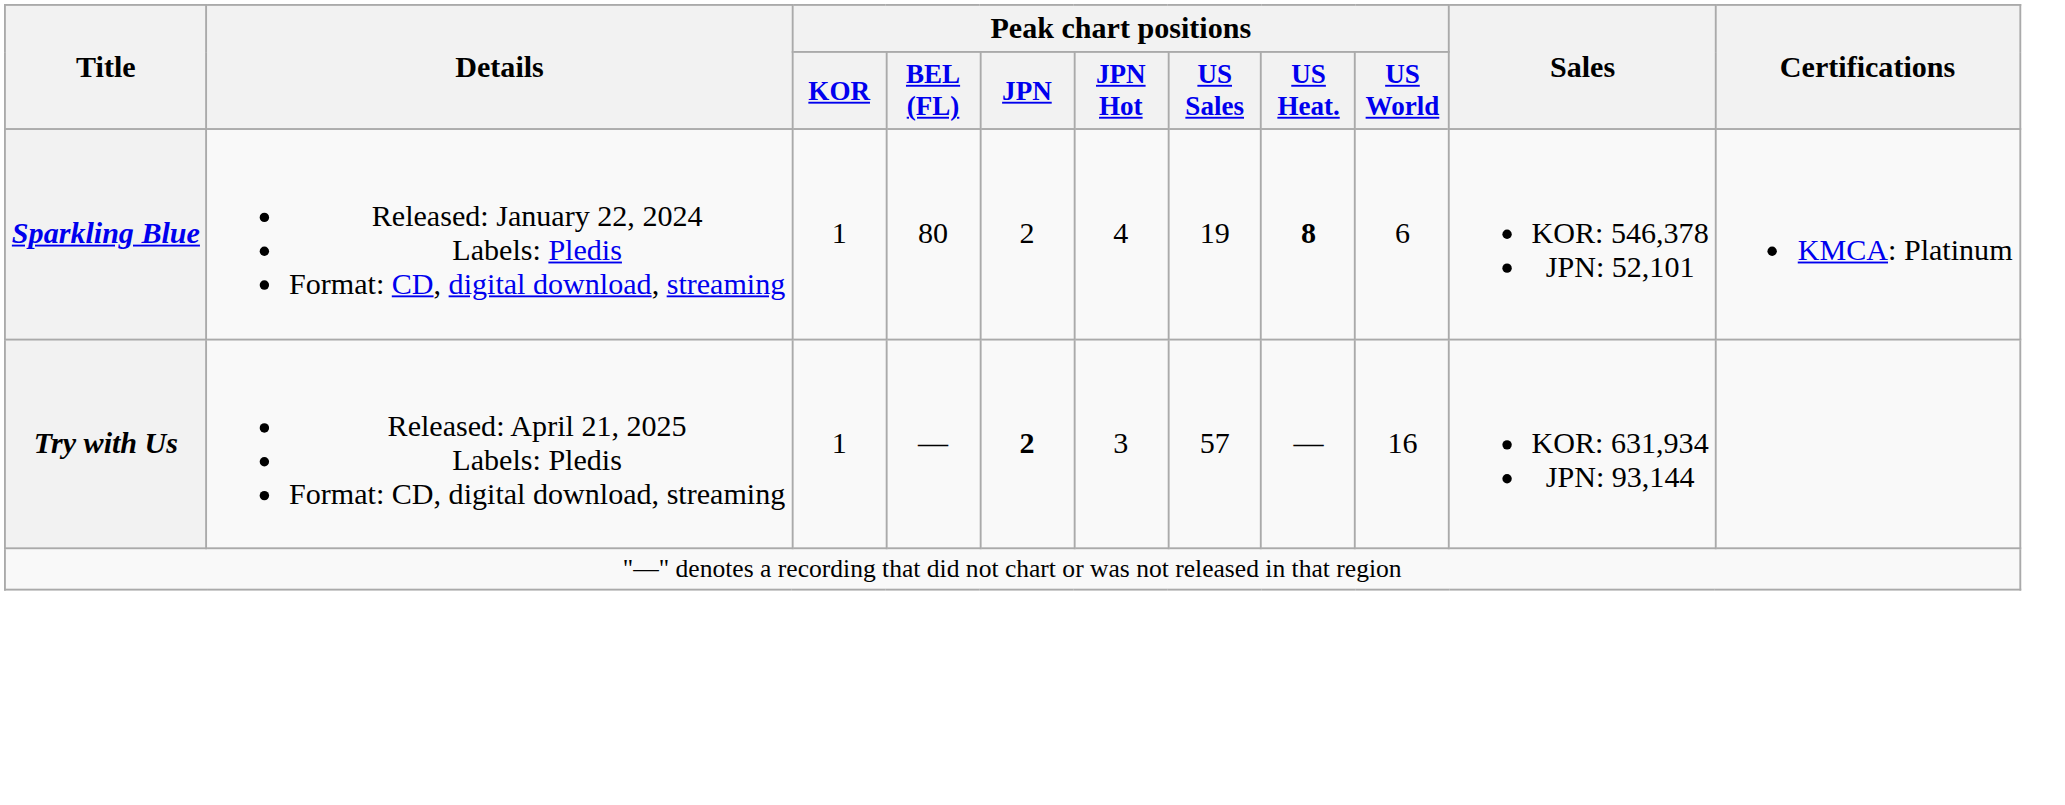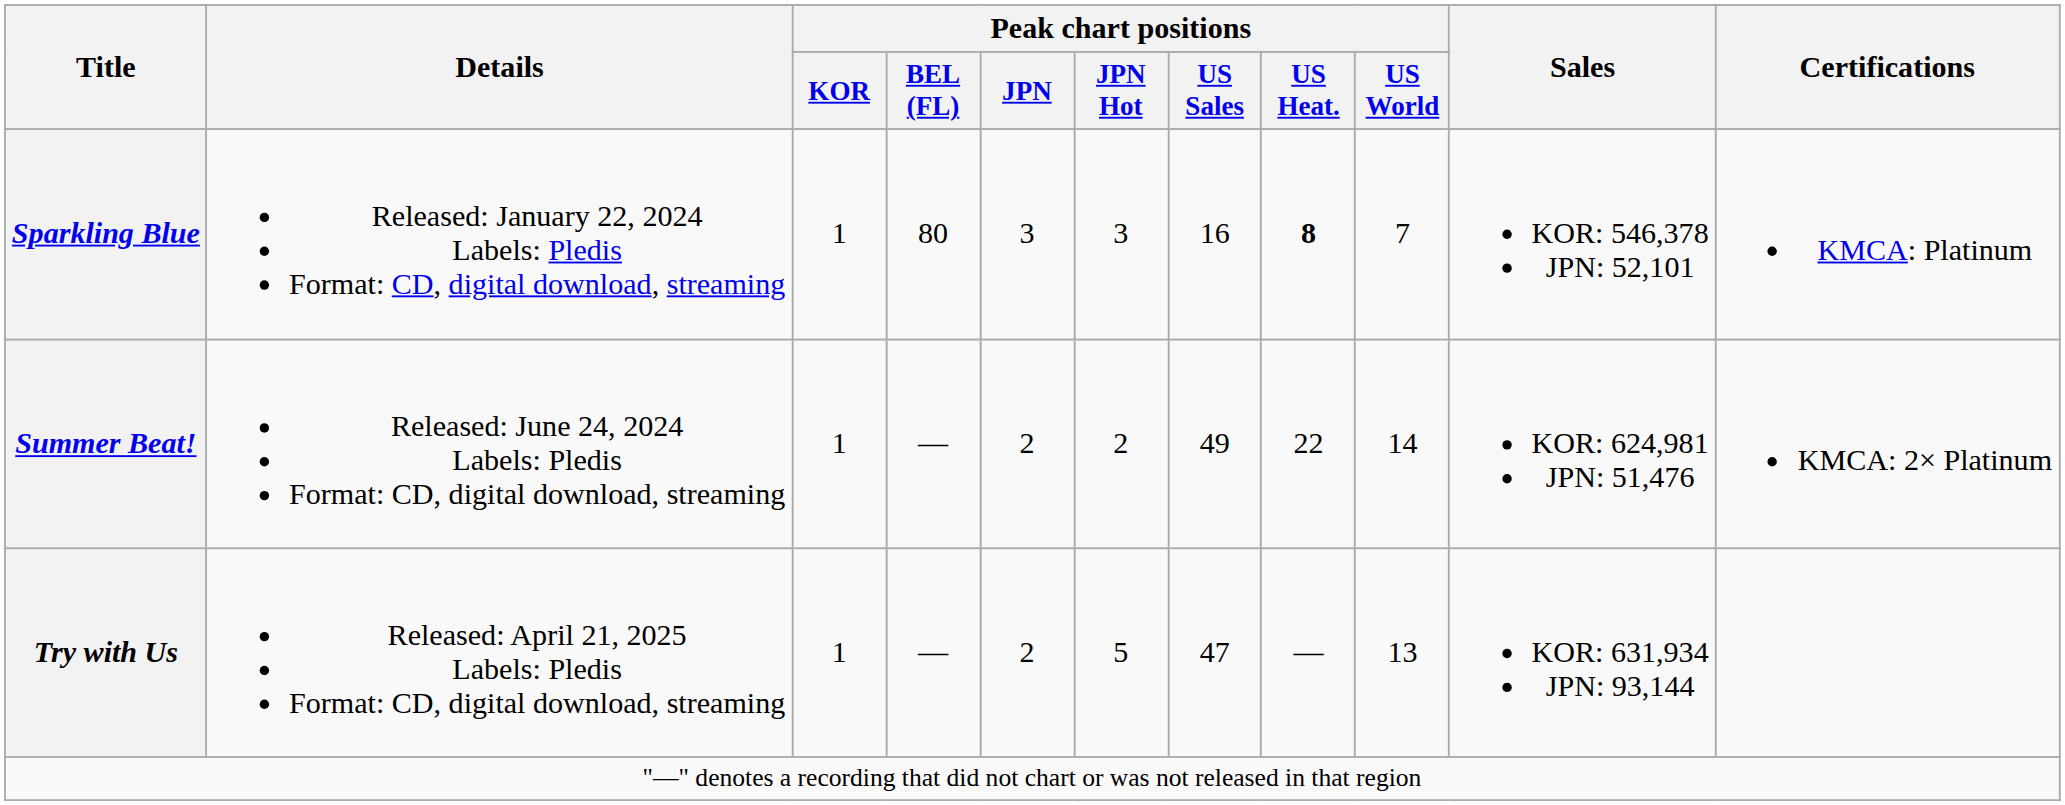(1027, 233) 2 -> (1027, 233) 3
(1121, 233) 4 -> (1121, 233) 3
(1215, 233) 19 -> (1215, 233) 16
(1402, 233) 6 -> (1402, 233) 7
+ row: (106, 442)
(1027, 442) bold -> (1027, 652) normal
(1121, 442) 3 -> (1121, 652) 5
(1215, 442) 57 -> (1215, 652) 47
(1402, 442) 16 -> (1402, 652) 13
